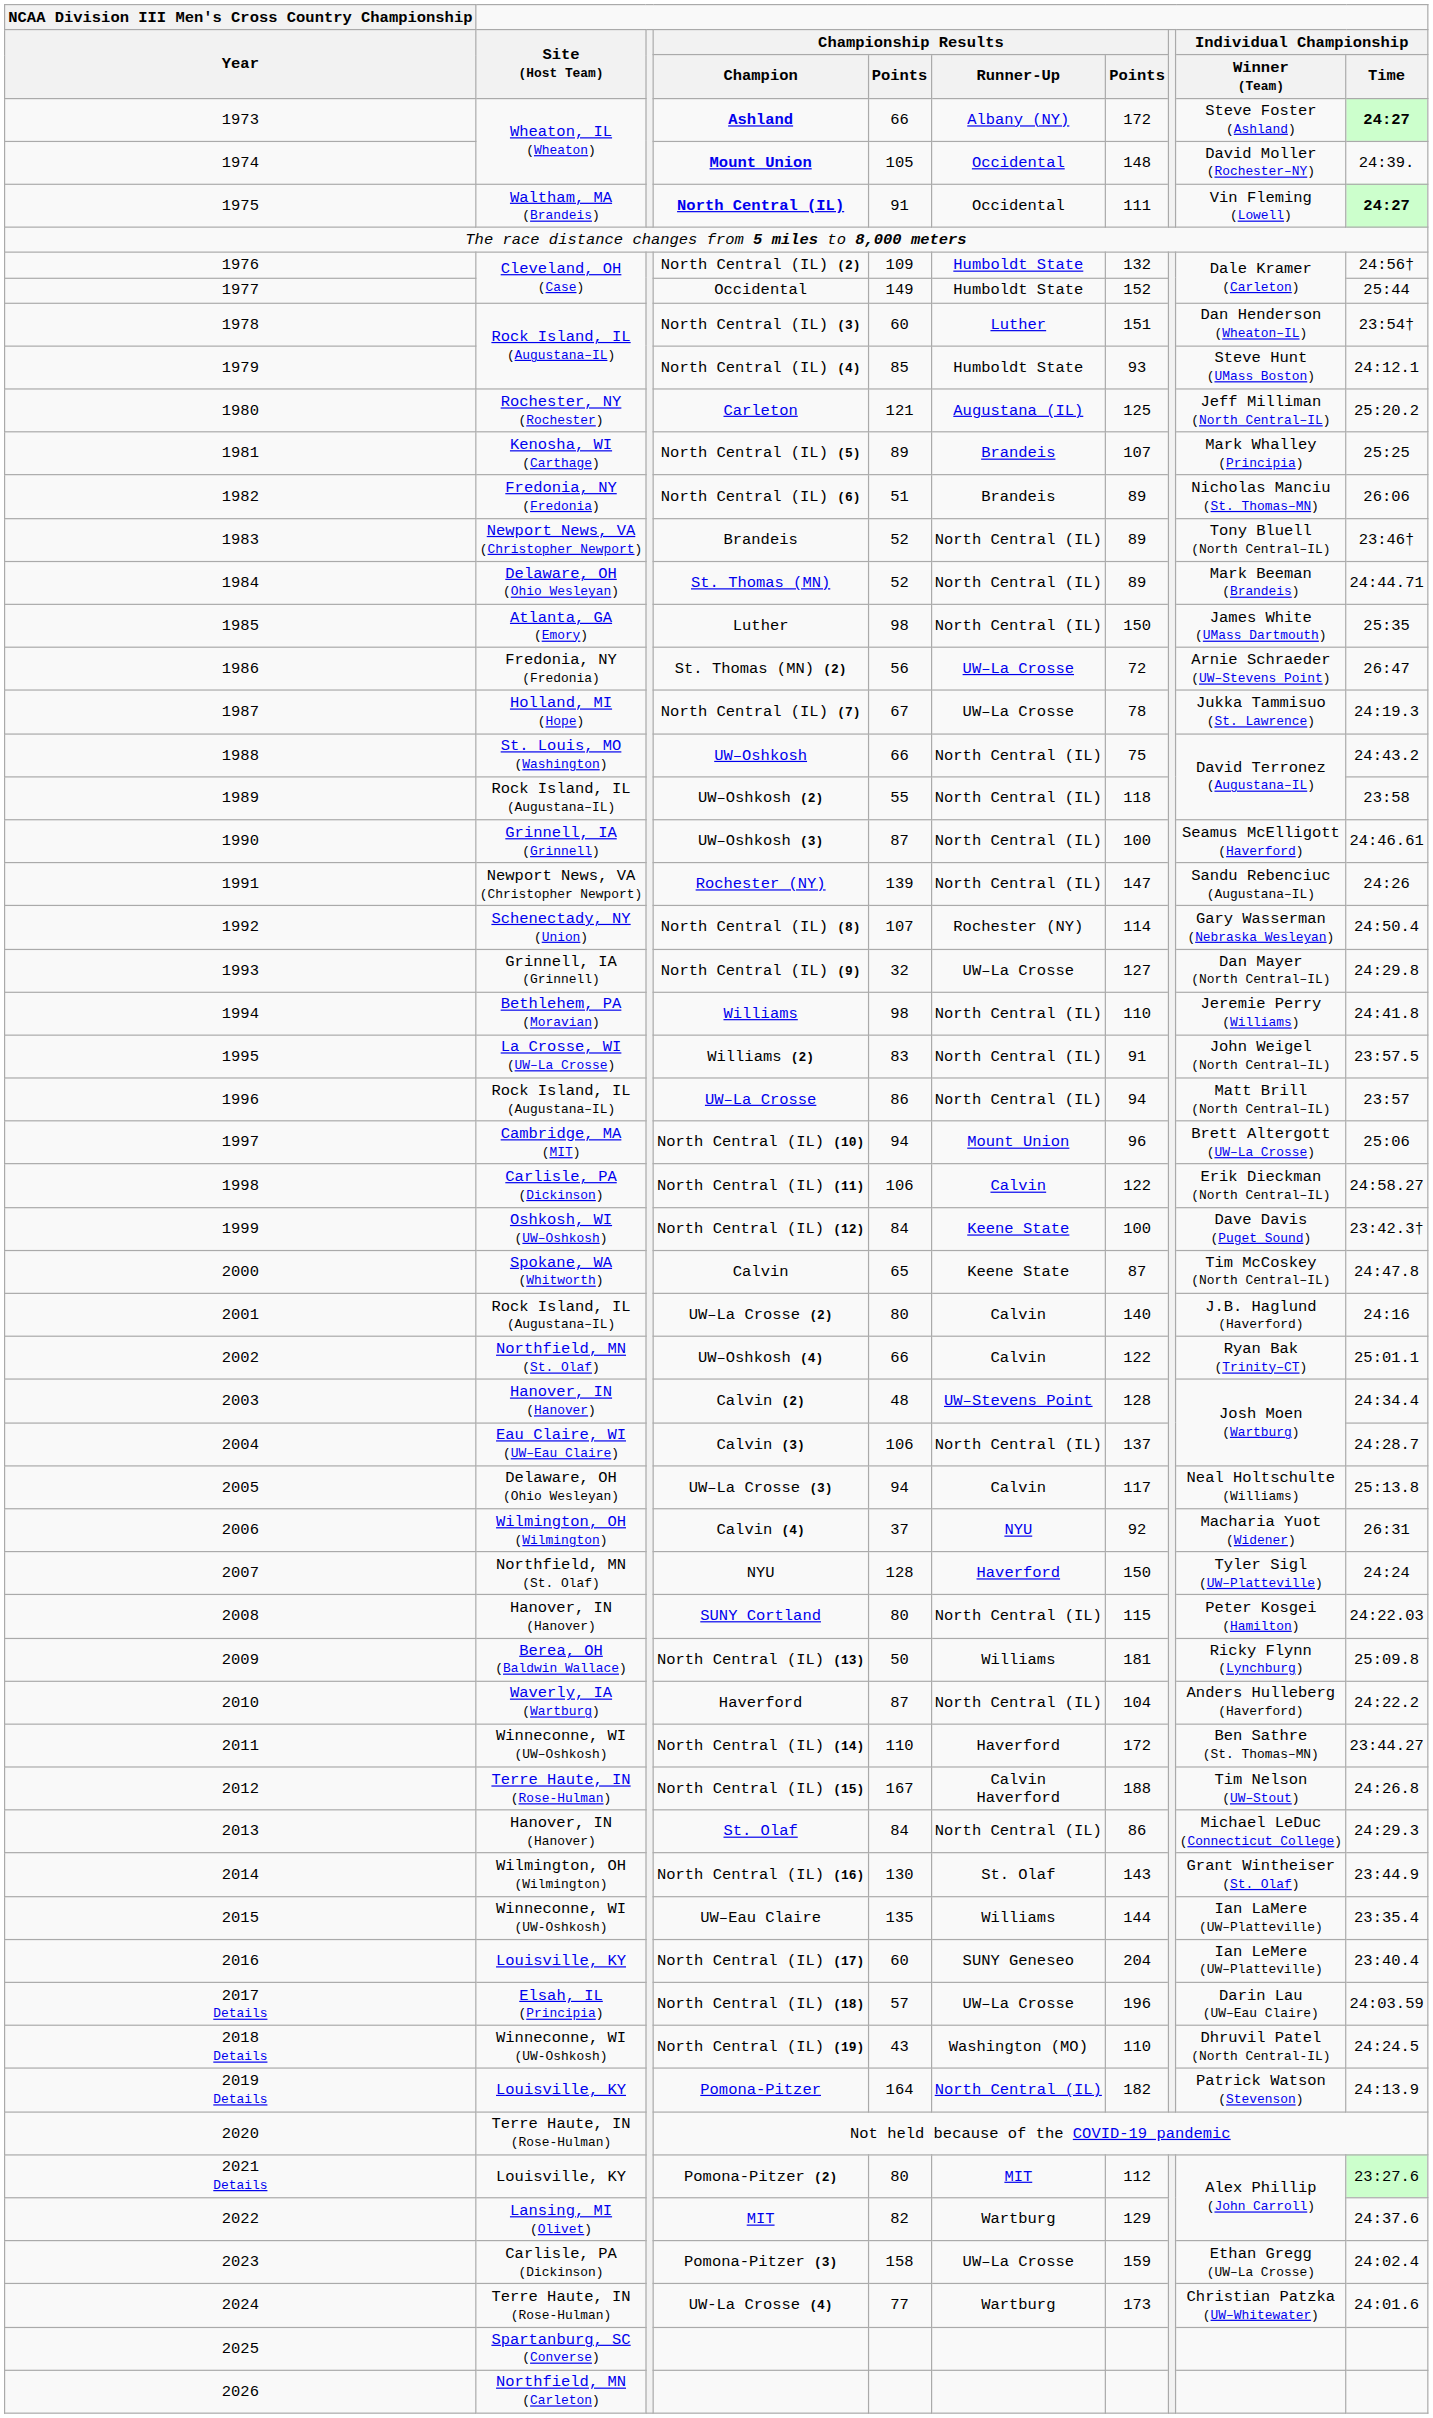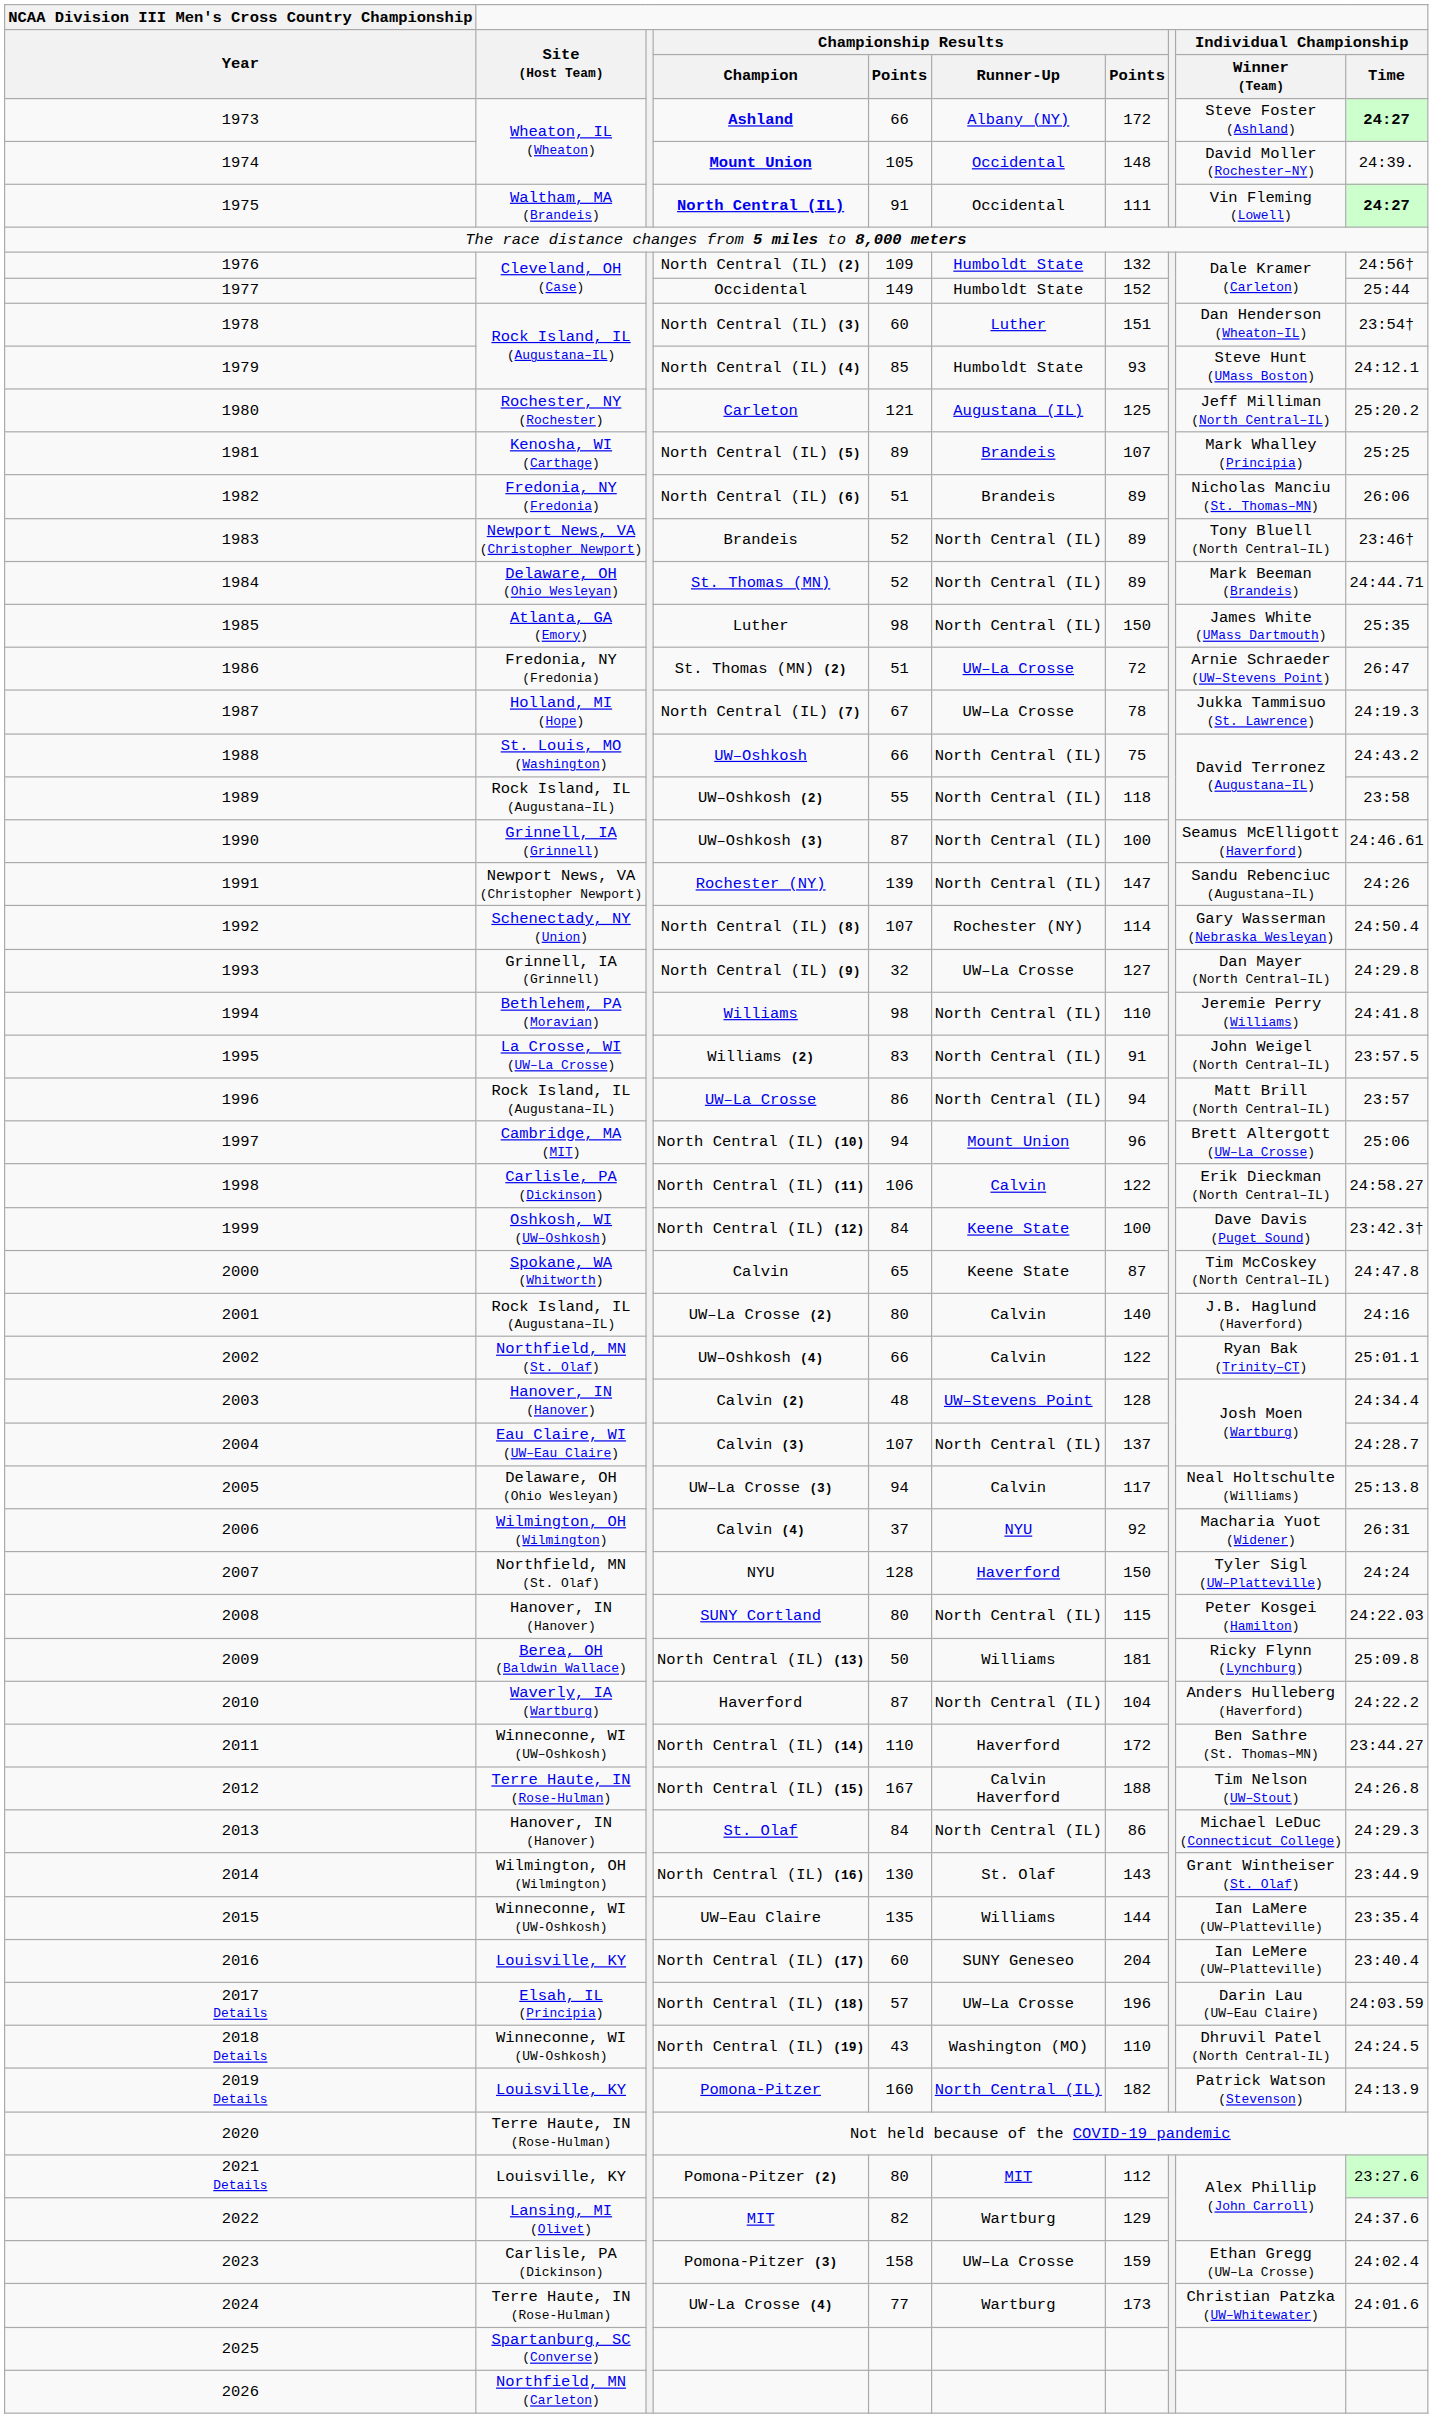(900, 669) 56 -> (900, 669) 51
(900, 1444) 106 -> (900, 1444) 107
(900, 2090) 164 -> (900, 2090) 160
